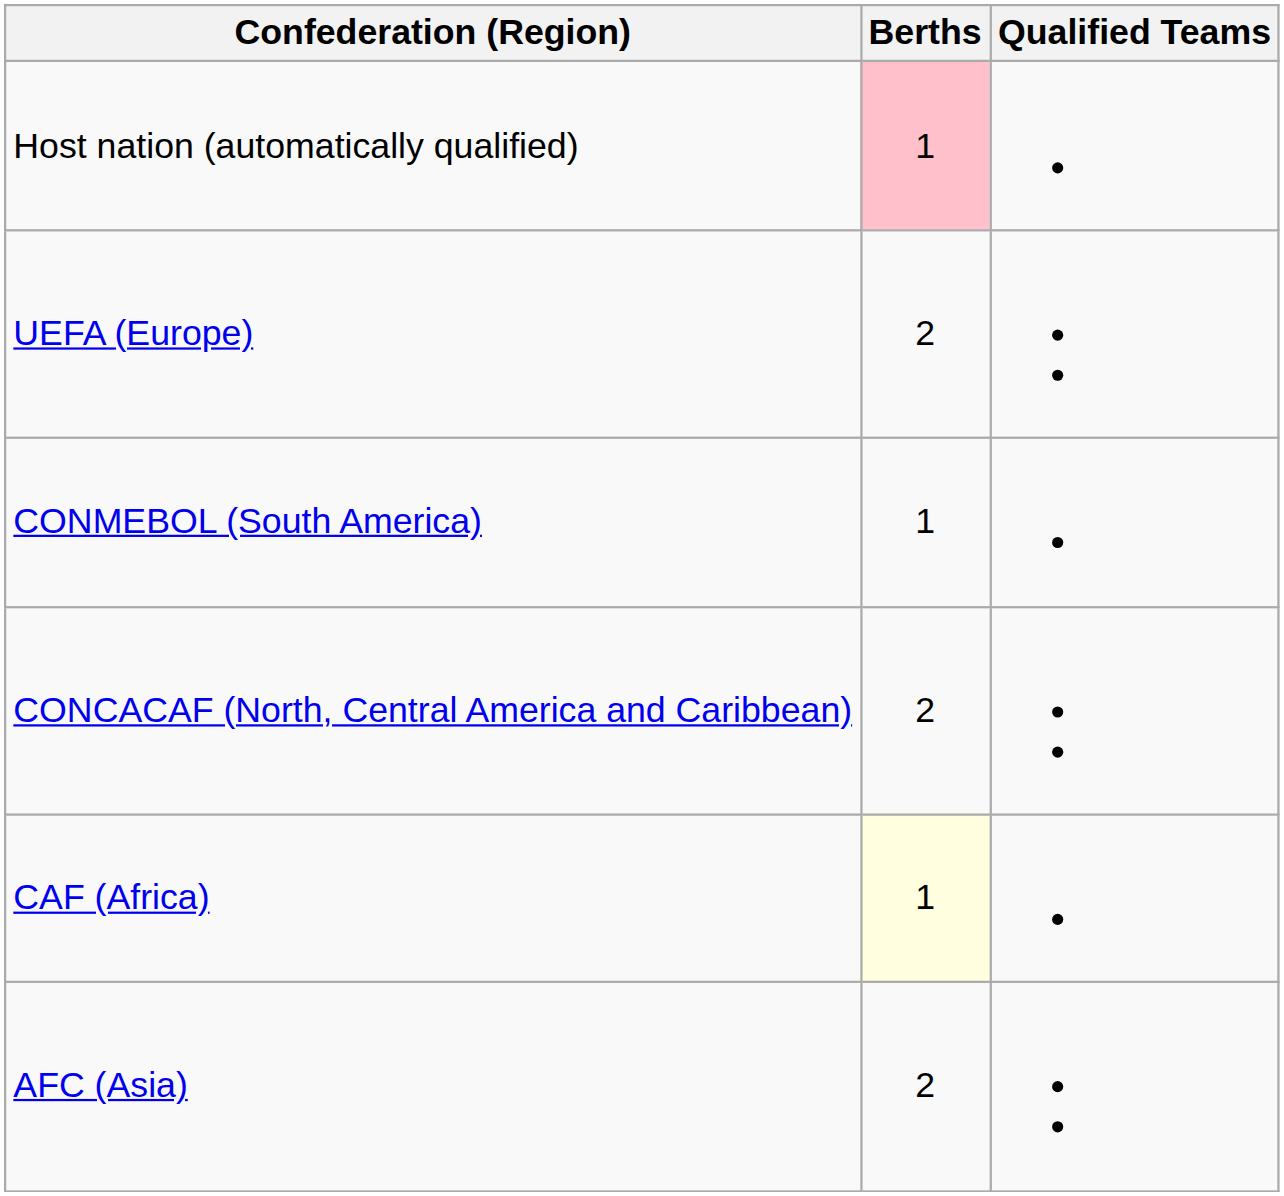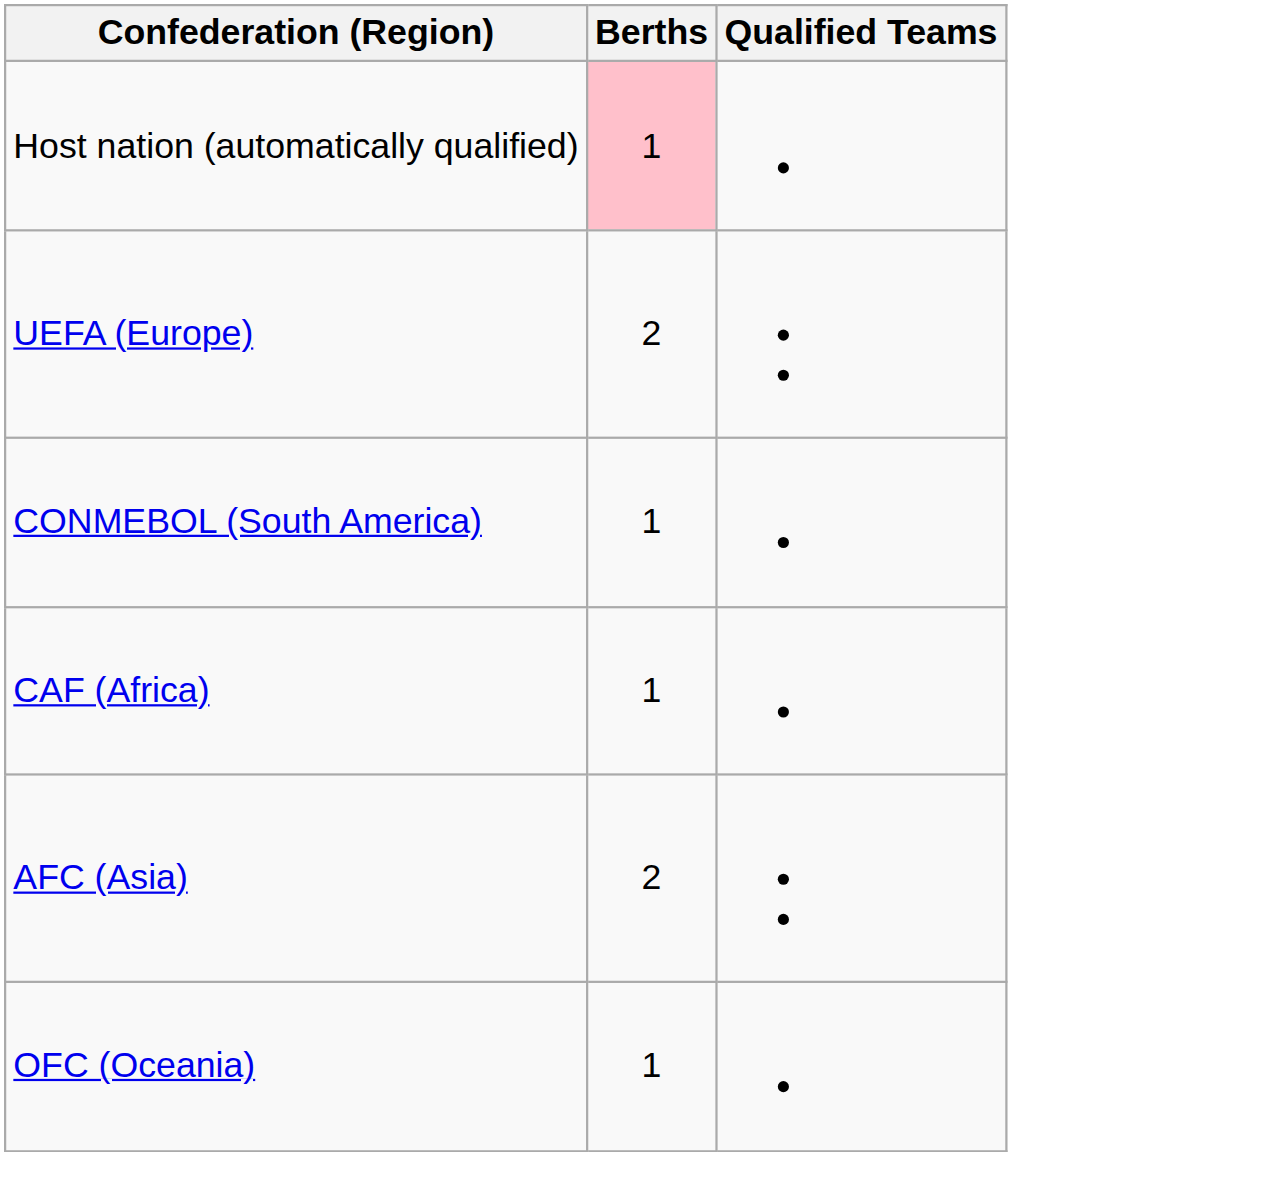- row: (433, 709)
(925, 897) lightyellow background -> (652, 689) no background
+ row: (134, 1065)
